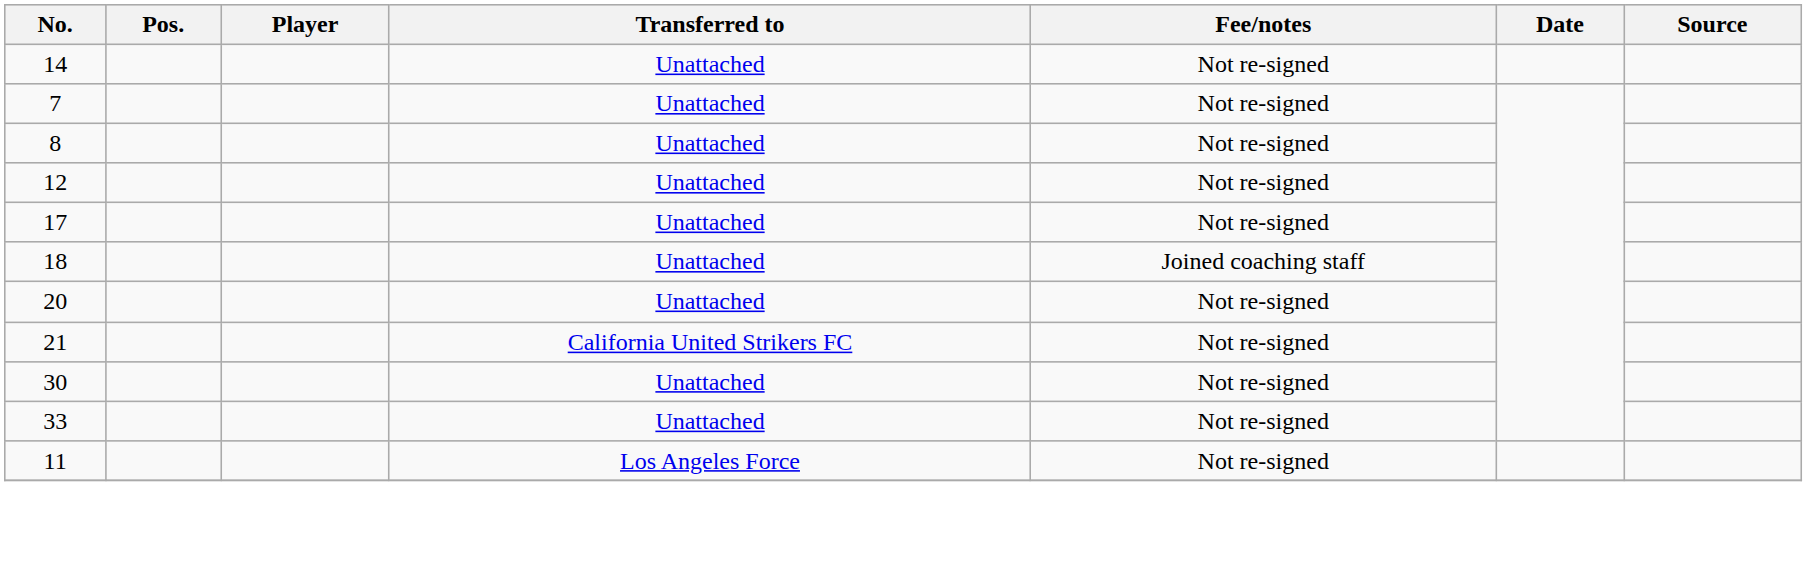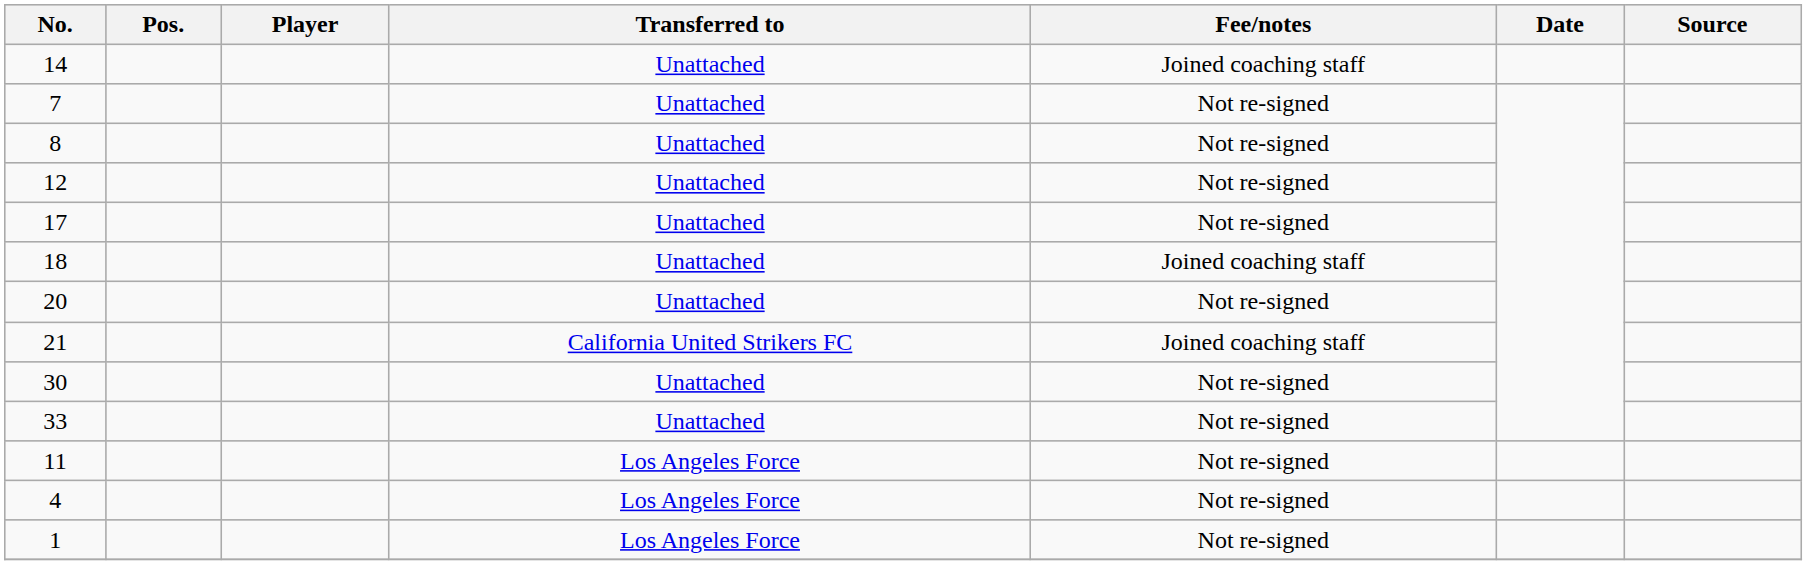(1263, 64) Not re-signed -> (1263, 64) Joined coaching staff
(1263, 341) Not re-signed -> (1263, 341) Joined coaching staff
+ row: (55, 499)
+ row: (55, 539)
